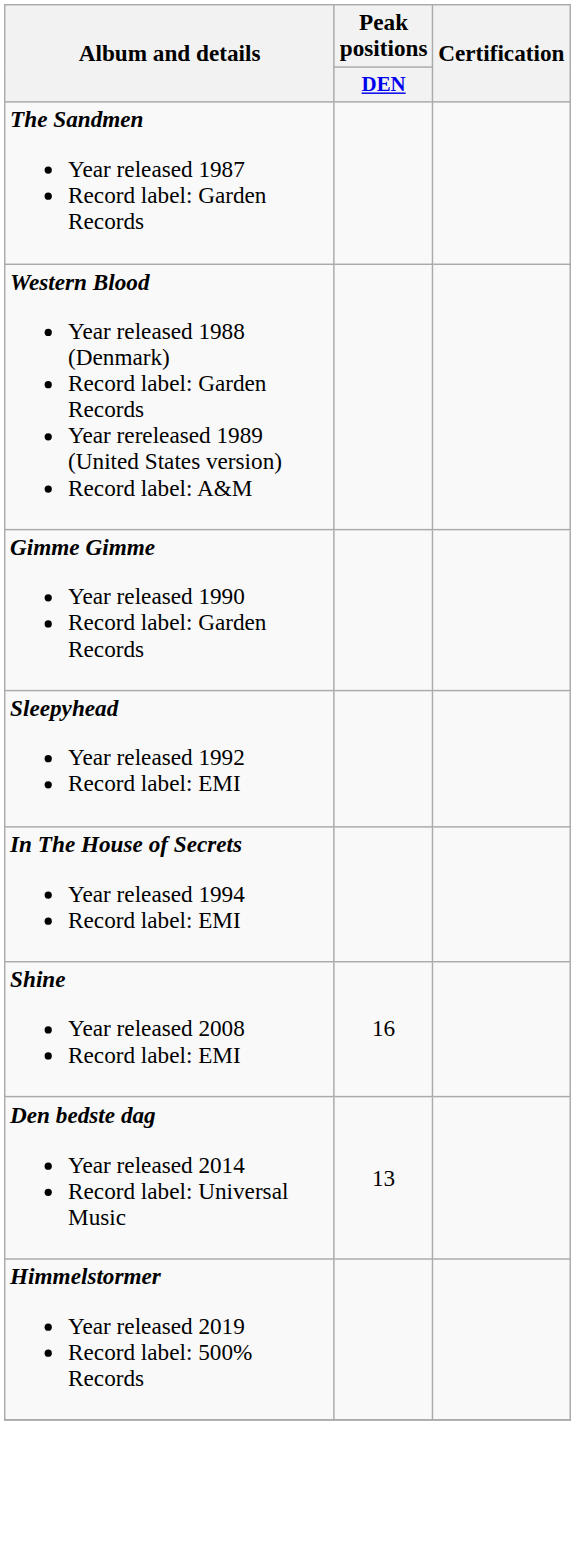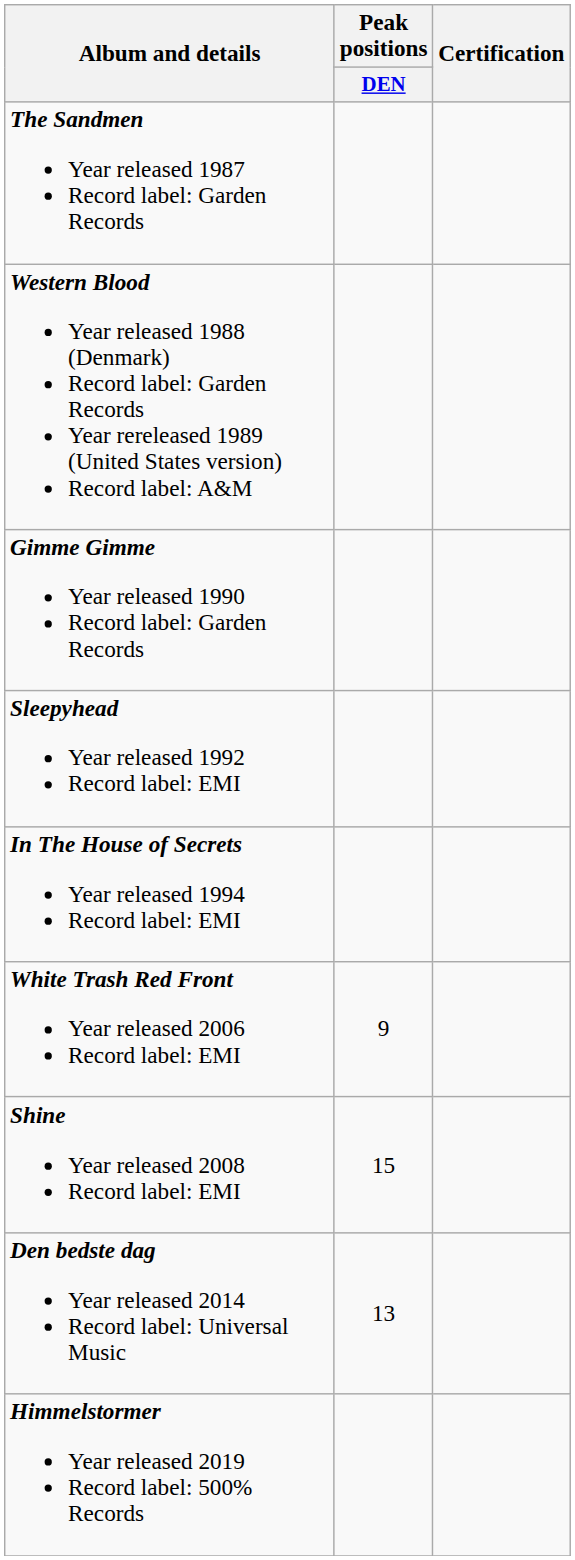+ row: (170, 1018)
(384, 1029) 16 -> (384, 1164) 15
